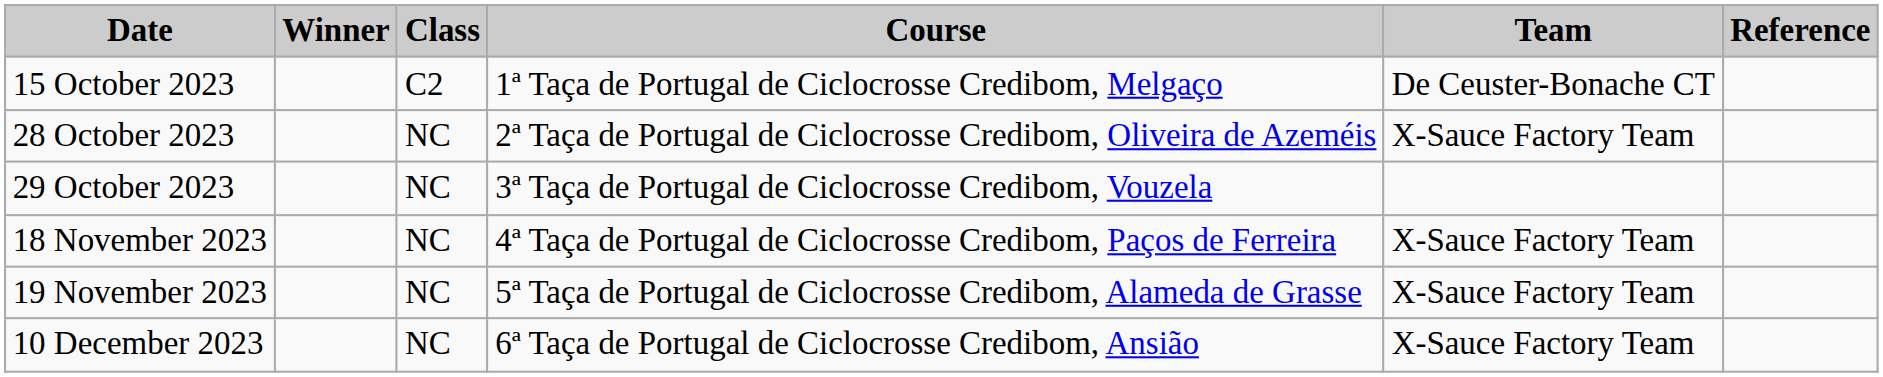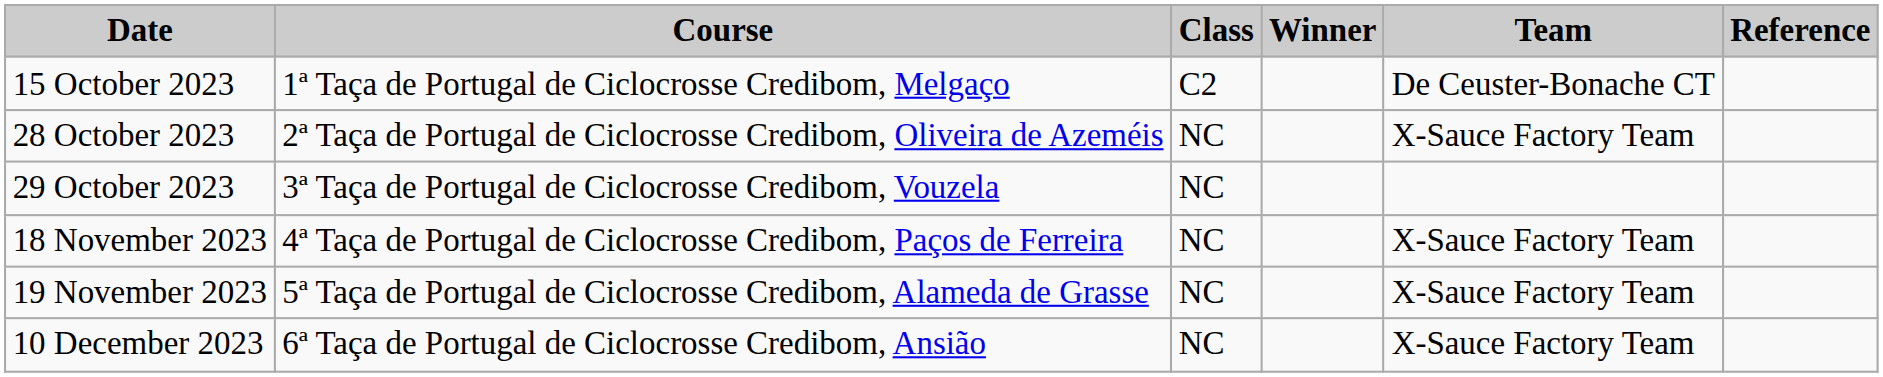columns swapped: (936, 30) <-> (336, 30)
